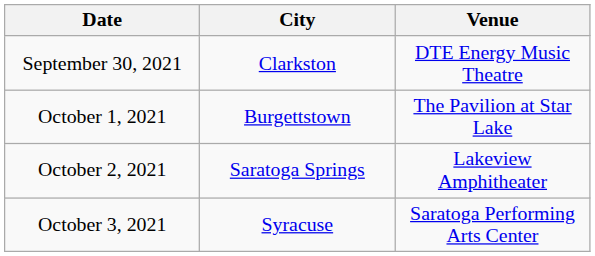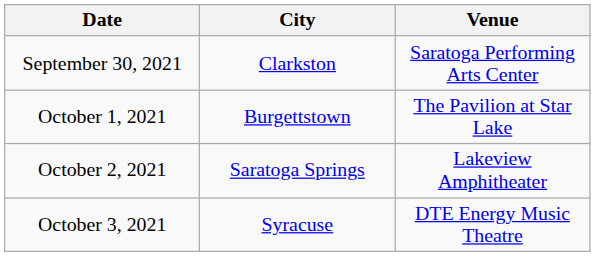(492, 62) DTE Energy Music Theatre -> (492, 62) Saratoga Performing Arts Center
(492, 224) Saratoga Performing Arts Center -> (492, 224) DTE Energy Music Theatre
